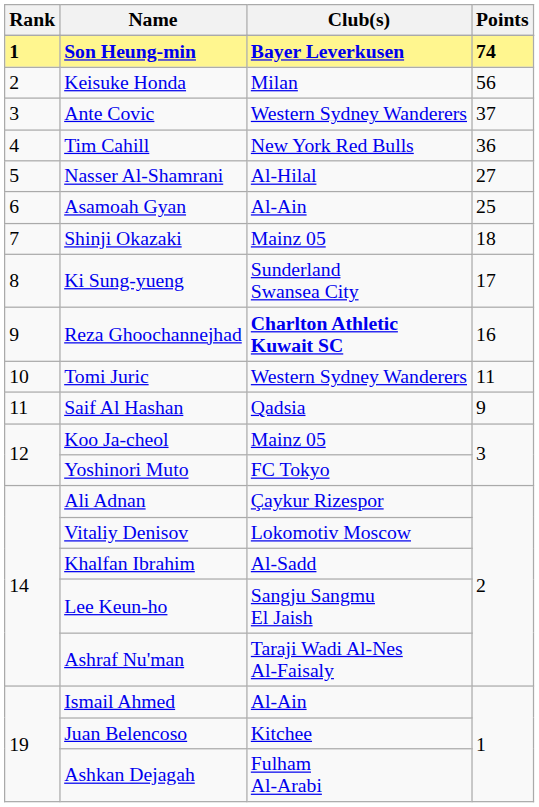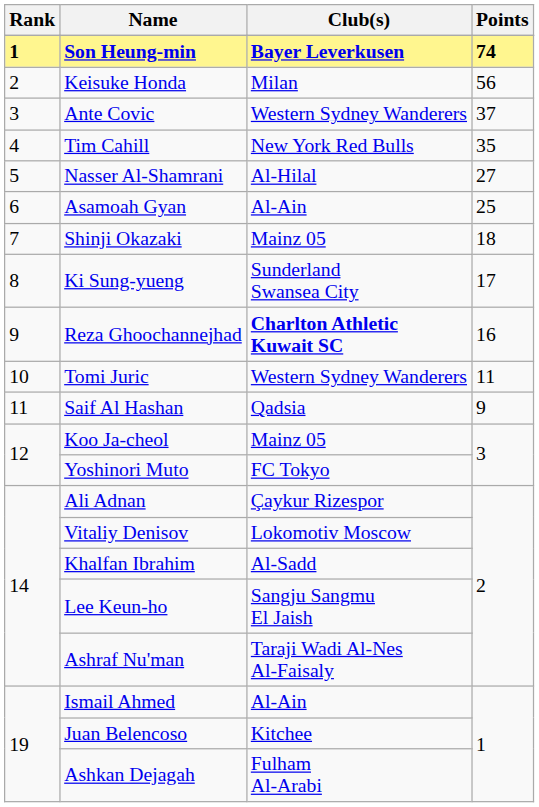(486, 144) 36 -> (486, 144) 35
